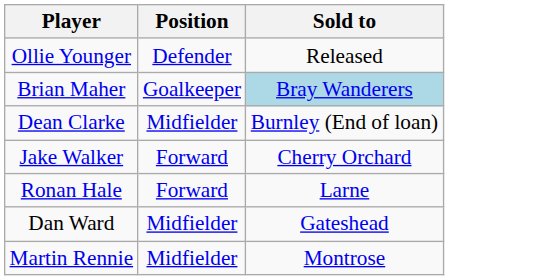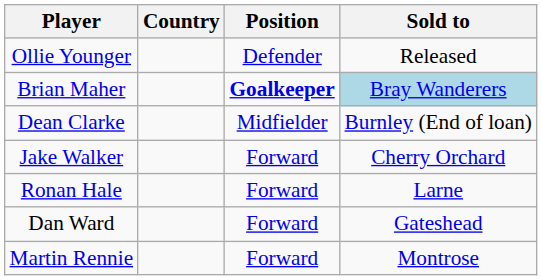+ column: (181, 21)
(192, 88) normal -> (282, 88) bold
(192, 223) Midfielder -> (282, 223) Forward
(192, 257) Midfielder -> (282, 257) Forward
